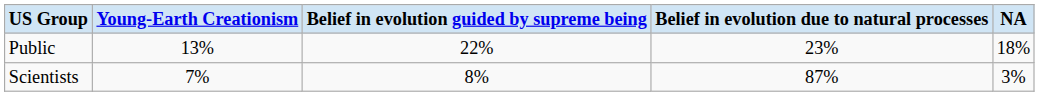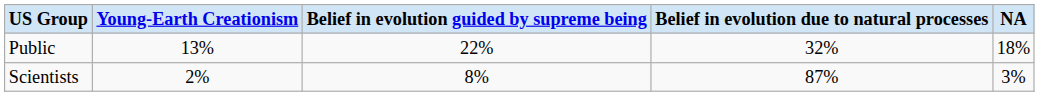(822, 47) 23% -> (822, 47) 32%
(197, 76) 7% -> (197, 76) 2%
